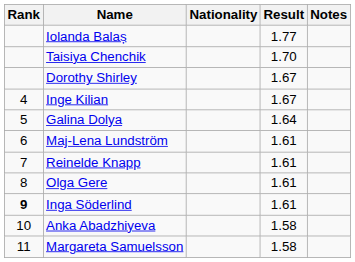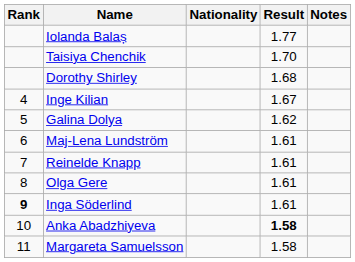(284, 78) 1.67 -> (284, 78) 1.68
(284, 120) 1.64 -> (284, 120) 1.62
(284, 225) normal -> (284, 225) bold
